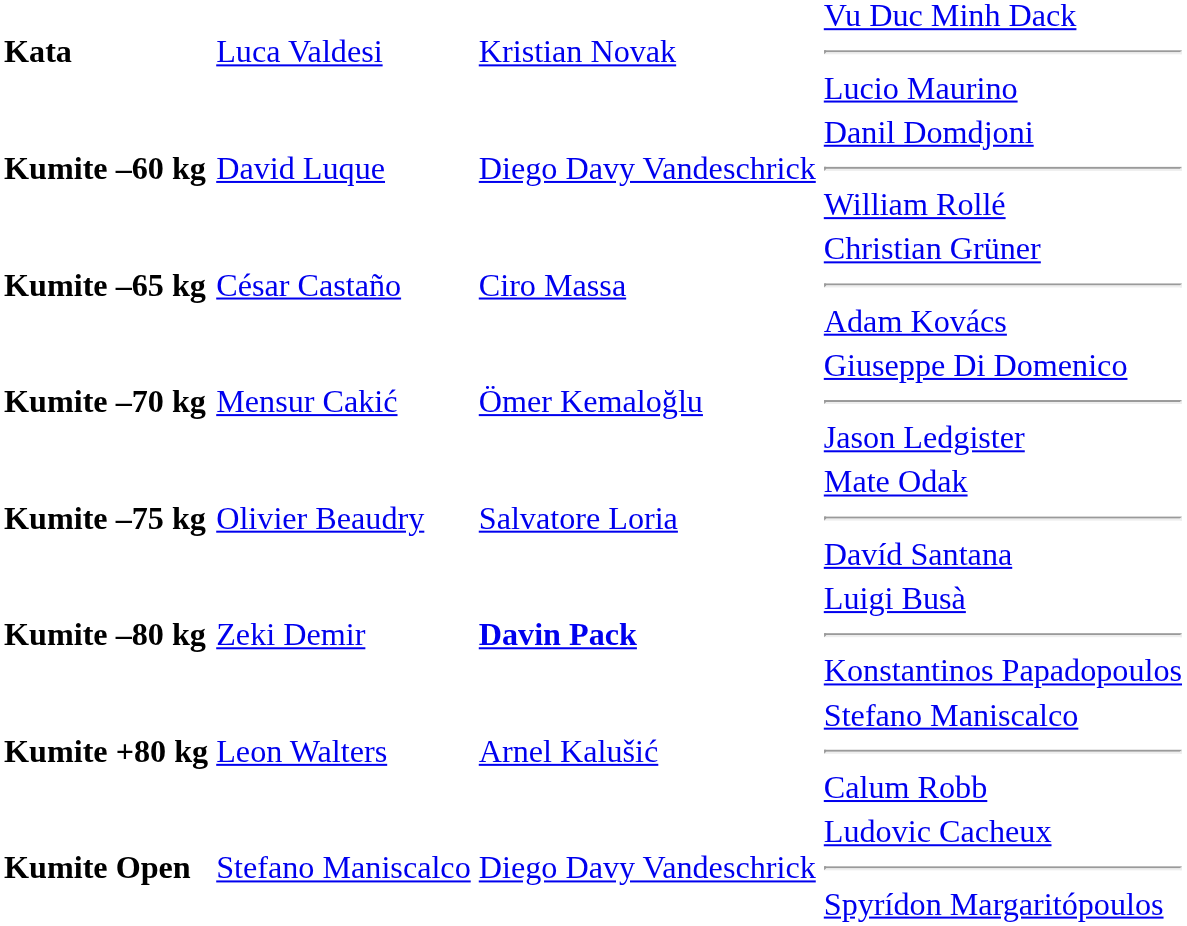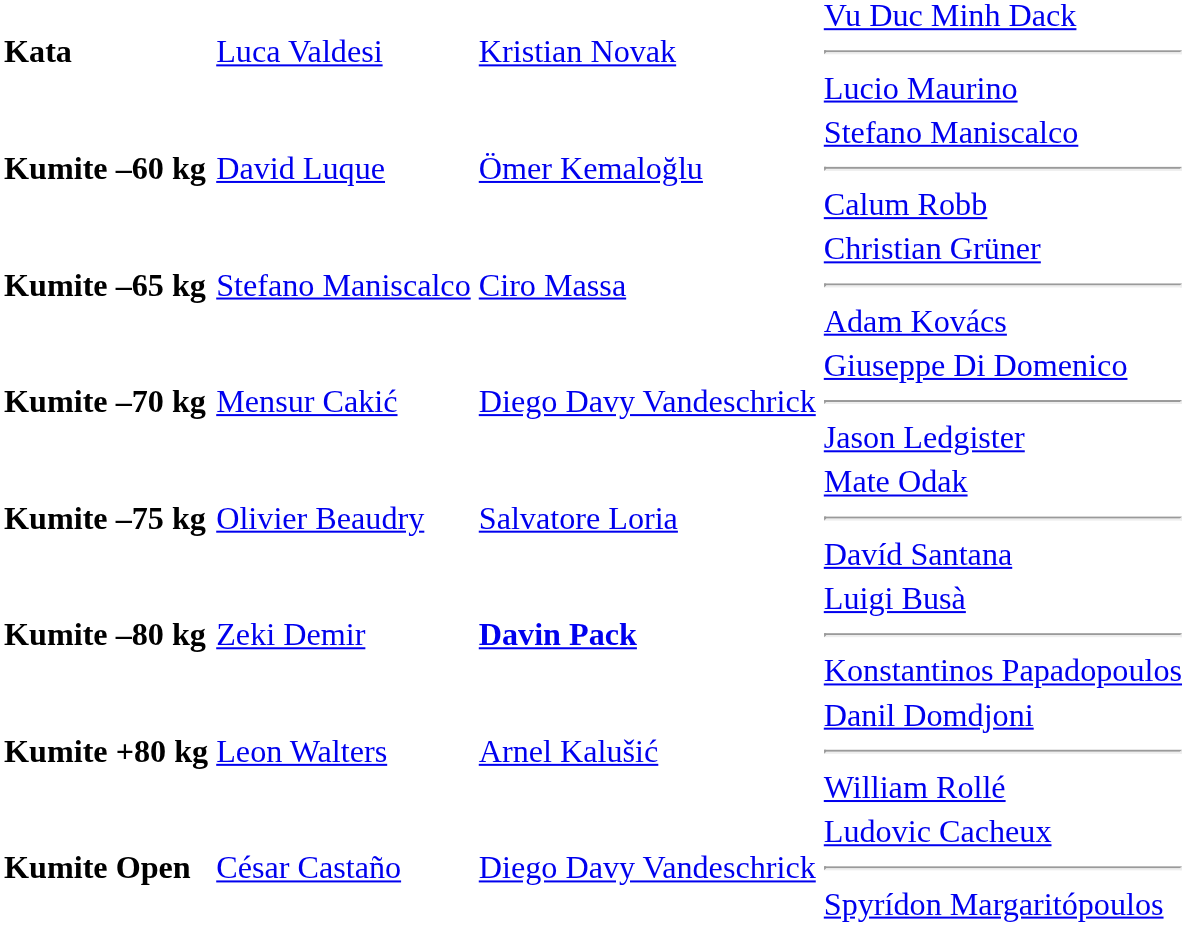(647, 168) Diego Davy Vandeschrick -> (591, 168) Ömer Kemaloğlu
(1003, 168) Danil Domdjoni William Rollé -> (1003, 168) Stefano Maniscalco Calum Robb
(309, 284) César Castaño -> (343, 284) Stefano Maniscalco
(591, 401) Ömer Kemaloğlu -> (647, 401) Diego Davy Vandeschrick
(1003, 751) Stefano Maniscalco Calum Robb -> (1003, 751) Danil Domdjoni William Rollé
(343, 867) Stefano Maniscalco -> (309, 867) César Castaño
